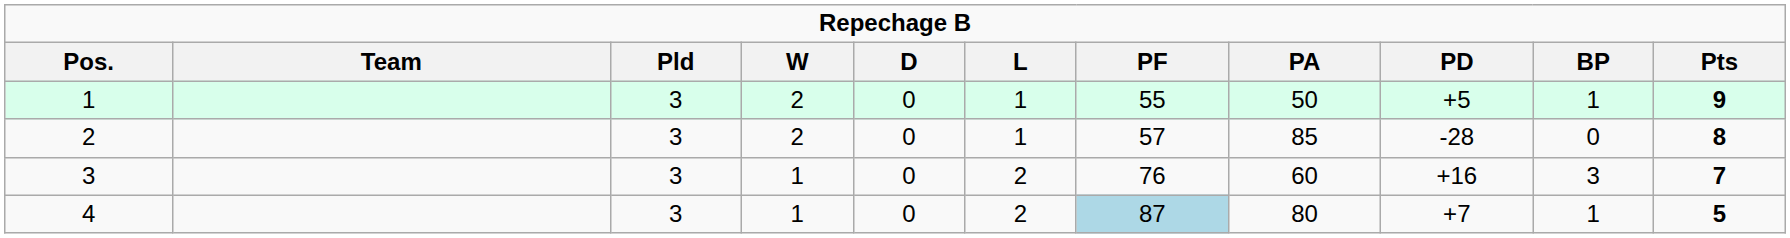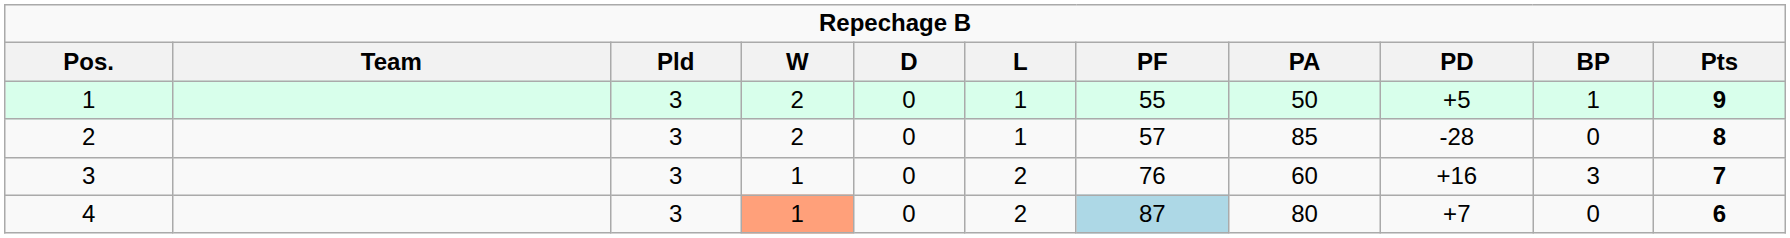(797, 213) no background -> (797, 213) lightsalmon background
(1593, 213) 1 -> (1593, 213) 0
(1719, 213) 5 -> (1719, 213) 6
